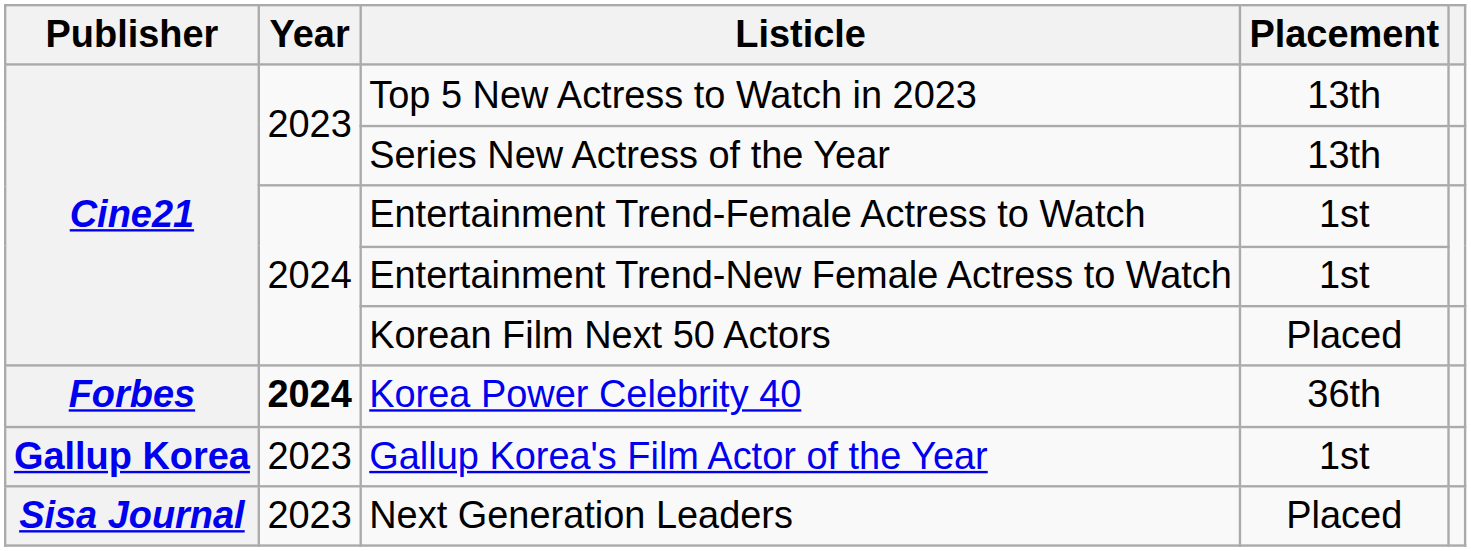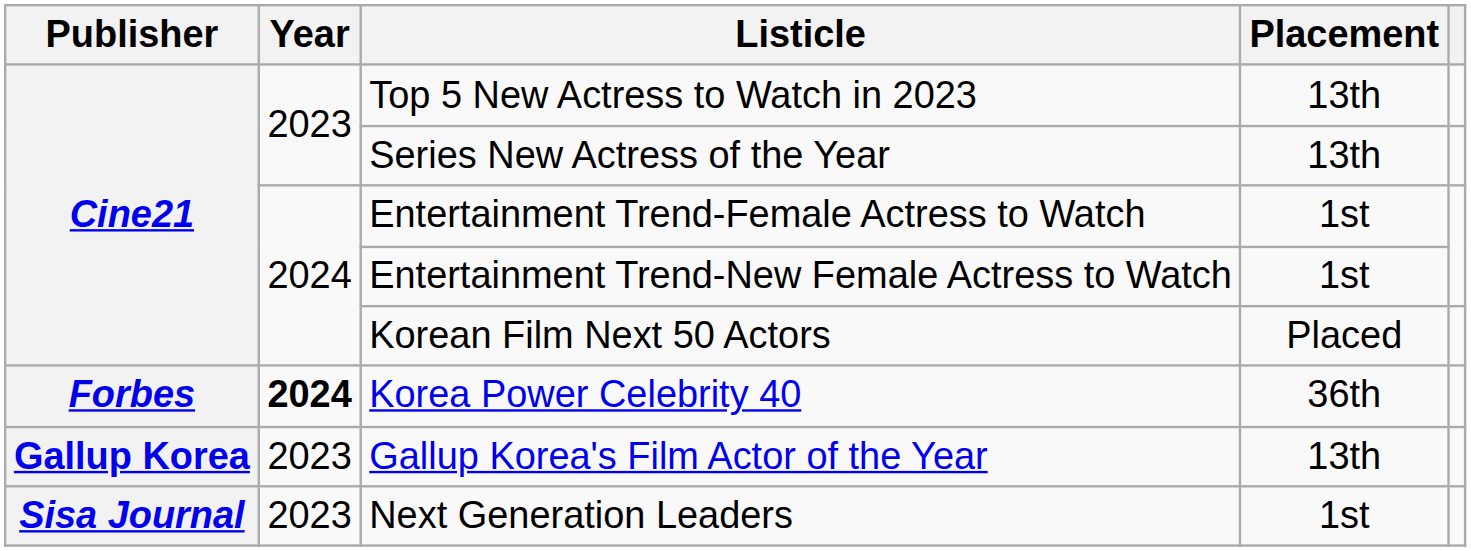(1344, 455) 1st -> (1344, 455) 13th
(1344, 515) Placed -> (1344, 515) 1st
